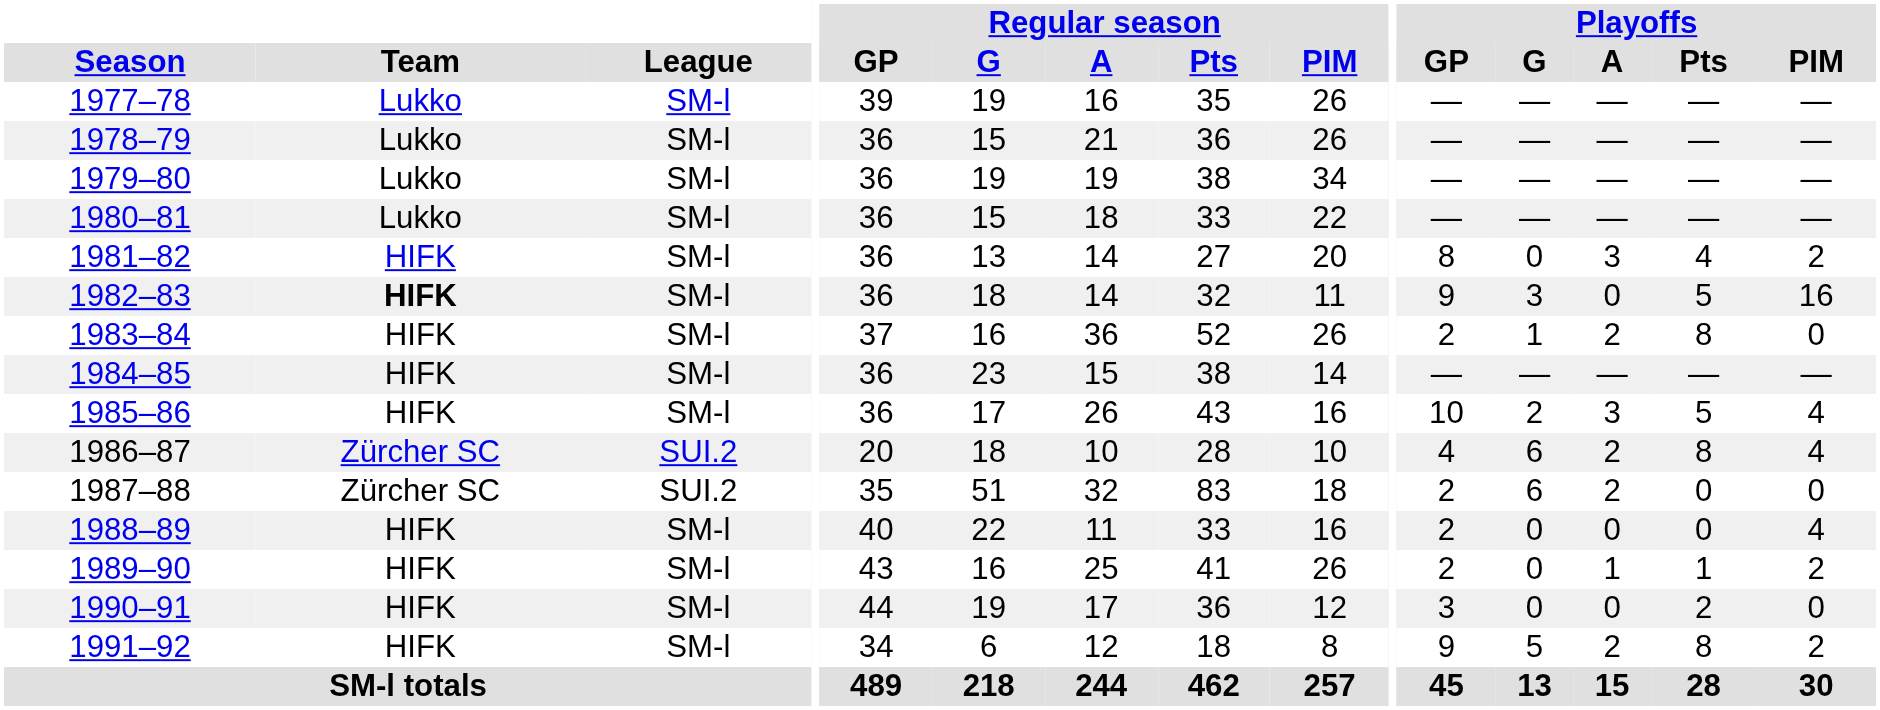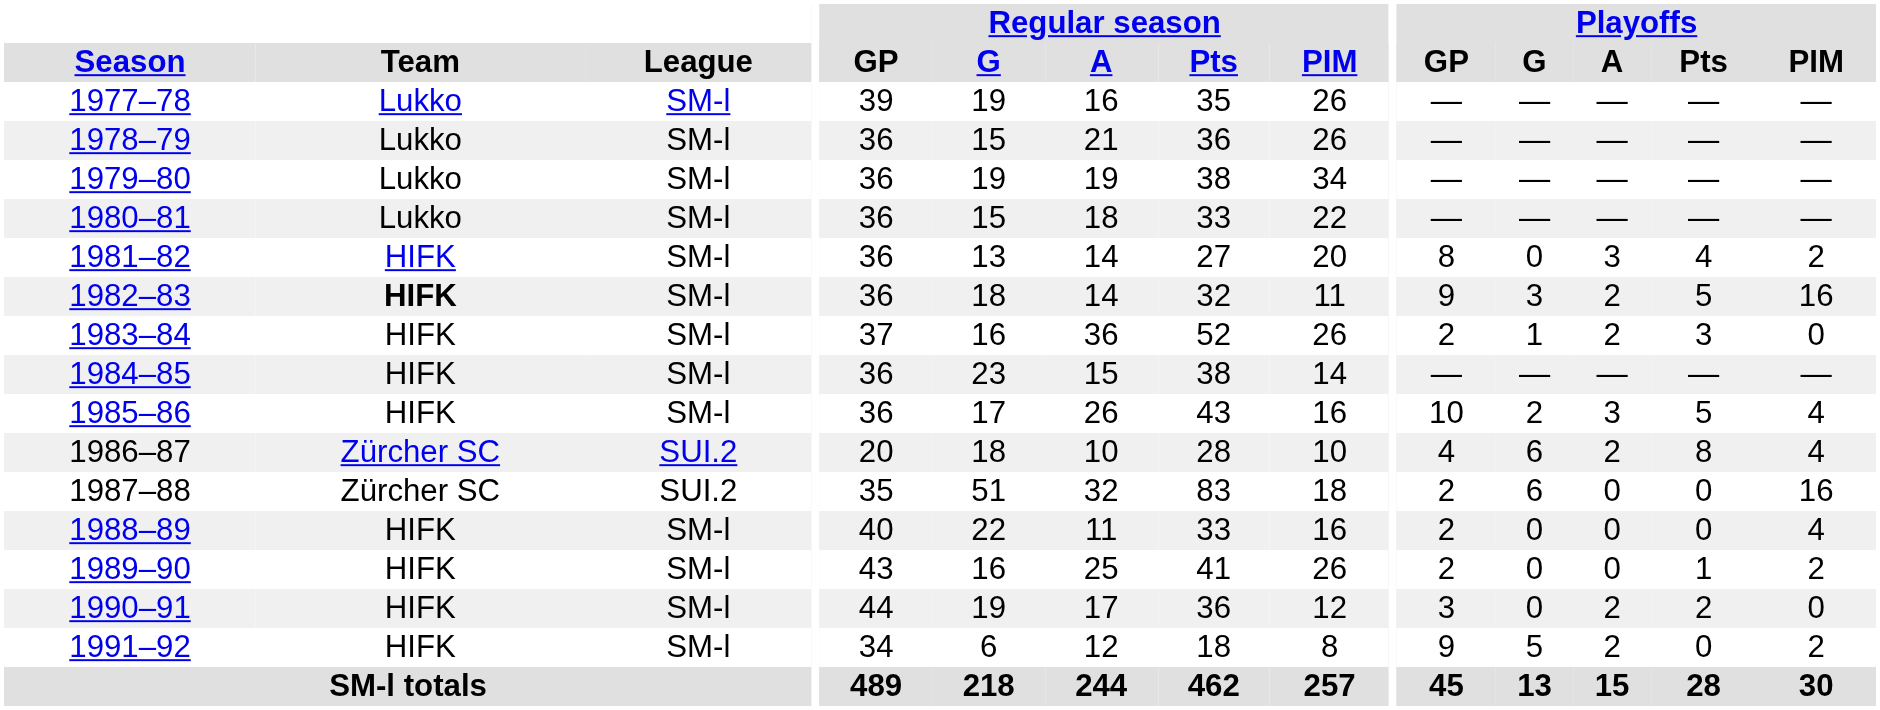(1612, 296) 0 -> (1612, 296) 2
(1704, 335) 8 -> (1704, 335) 3
(1612, 491) 2 -> (1612, 491) 0
(1816, 491) 0 -> (1816, 491) 16
(1612, 569) 1 -> (1612, 569) 0
(1612, 608) 0 -> (1612, 608) 2
(1704, 647) 8 -> (1704, 647) 0
